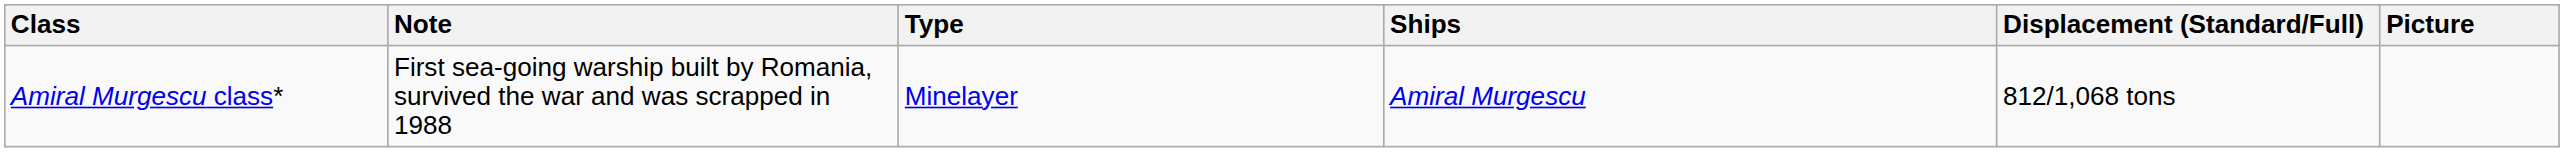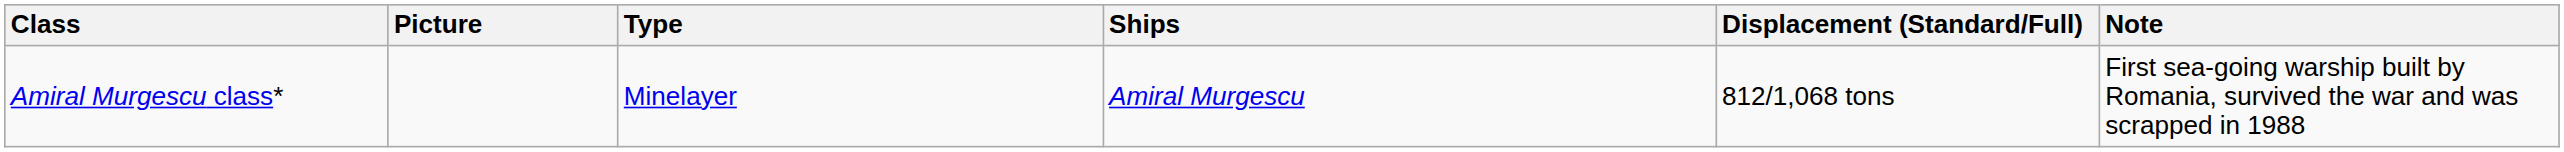columns swapped: (2430, 25) <-> (423, 25)
